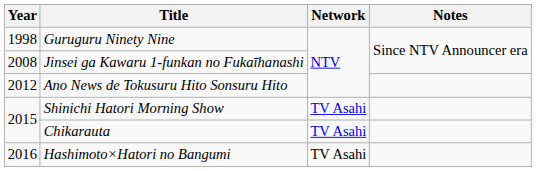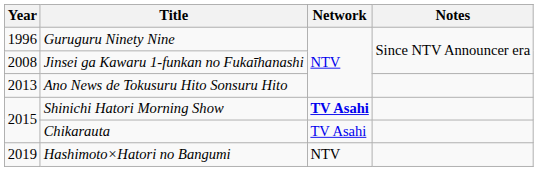(22, 39) 1998 -> (22, 39) 1996
(22, 85) 2012 -> (22, 85) 2013
(338, 108) normal -> (340, 108) bold
(22, 154) 2016 -> (22, 154) 2019
(338, 154) TV Asahi -> (325, 154) NTV
